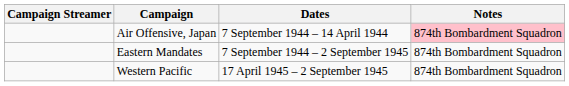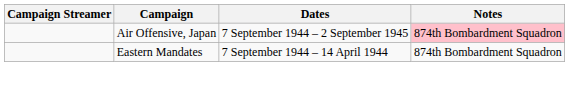(305, 33) 7 September 1944 – 14 April 1944 -> (315, 33) 7 September 1944 – 2 September 1945
(315, 52) 7 September 1944 – 2 September 1945 -> (305, 52) 7 September 1944 – 14 April 1944
- row: (154, 71)
